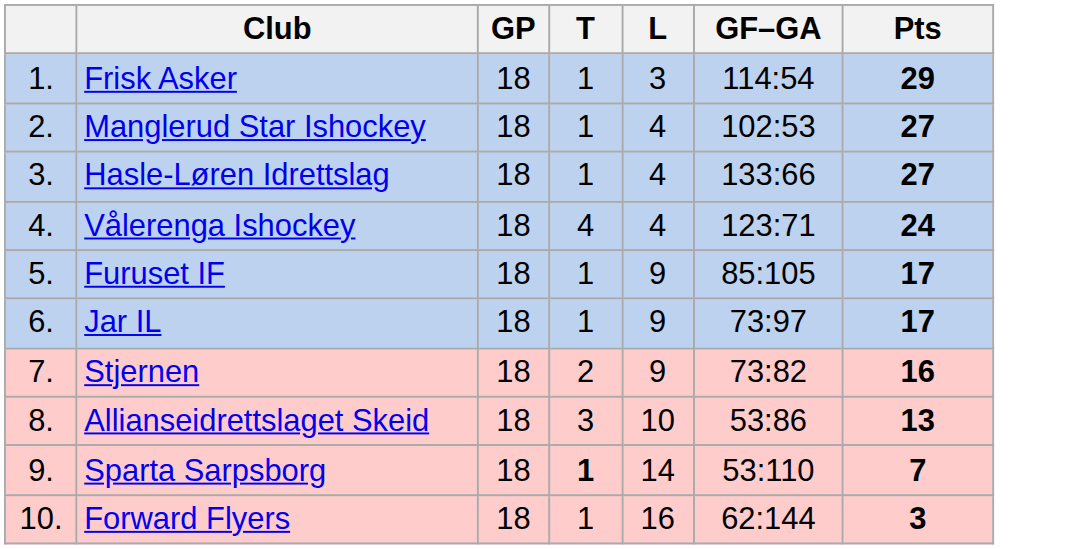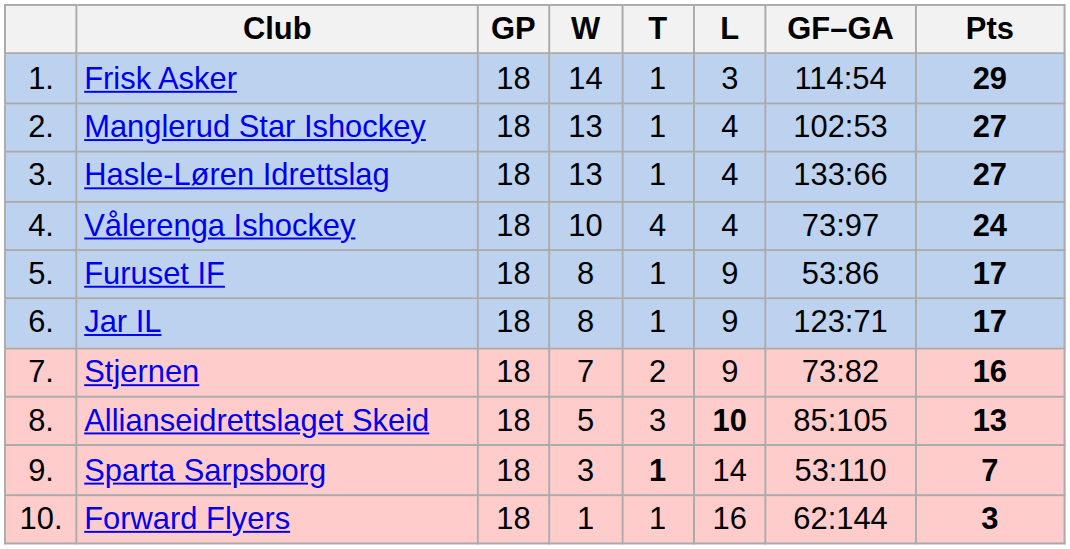+ column: (586, 28)
(768, 224) 123:71 -> (841, 224) 73:97
(768, 273) 85:105 -> (841, 273) 53:86
(768, 322) 73:97 -> (841, 322) 123:71
(658, 420) normal -> (730, 420) bold
(768, 420) 53:86 -> (841, 420) 85:105
